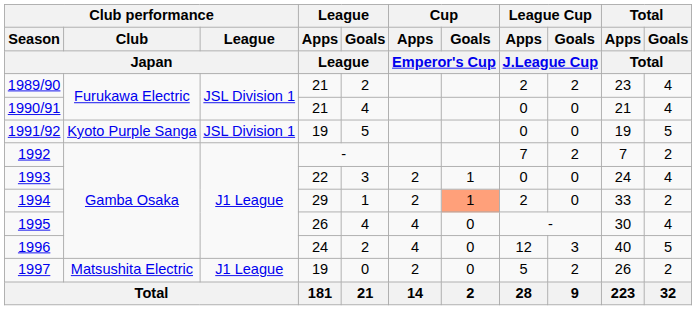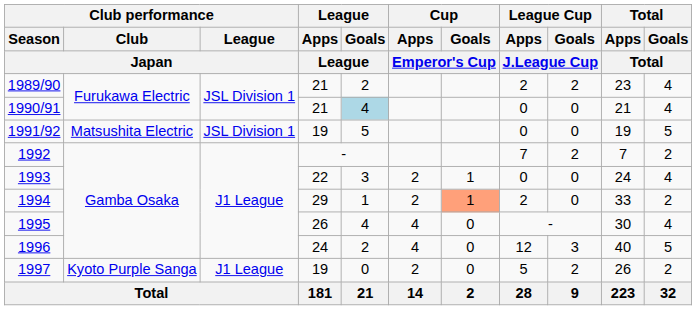(365, 108) no background -> (365, 108) lightblue background
(132, 131) Kyoto Purple Sanga -> (132, 131) Matsushita Electric
(132, 270) Matsushita Electric -> (132, 270) Kyoto Purple Sanga
